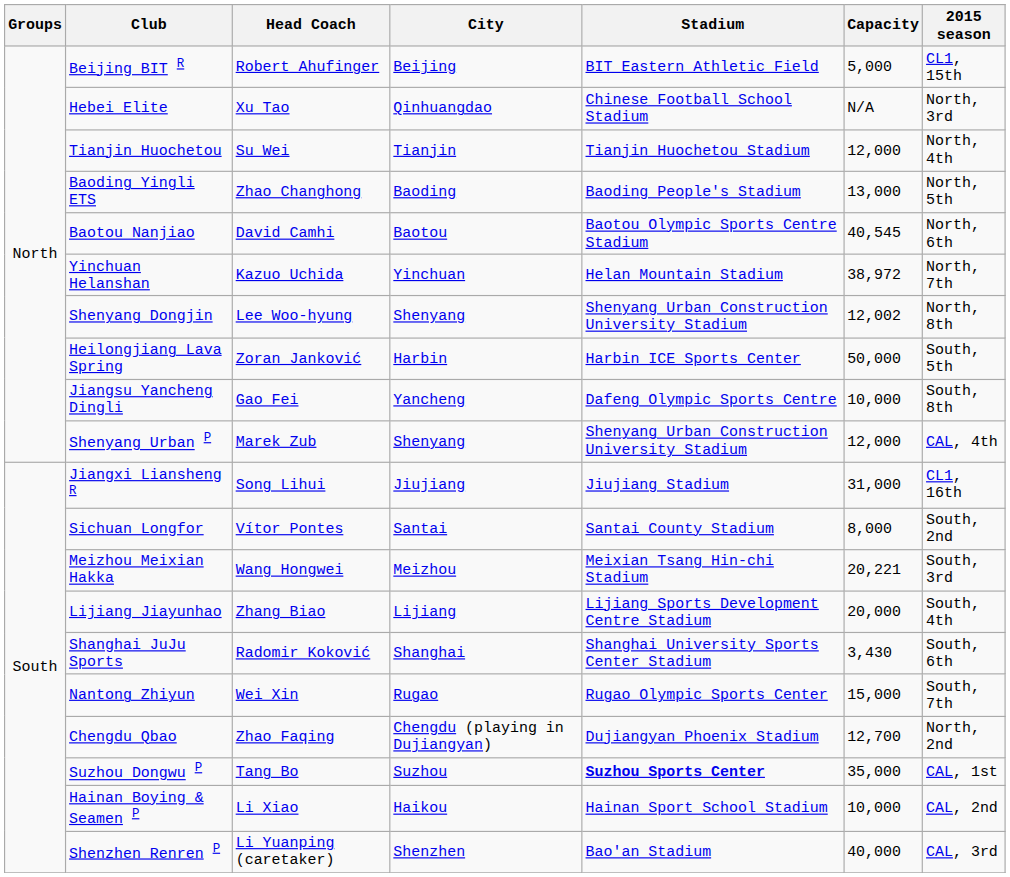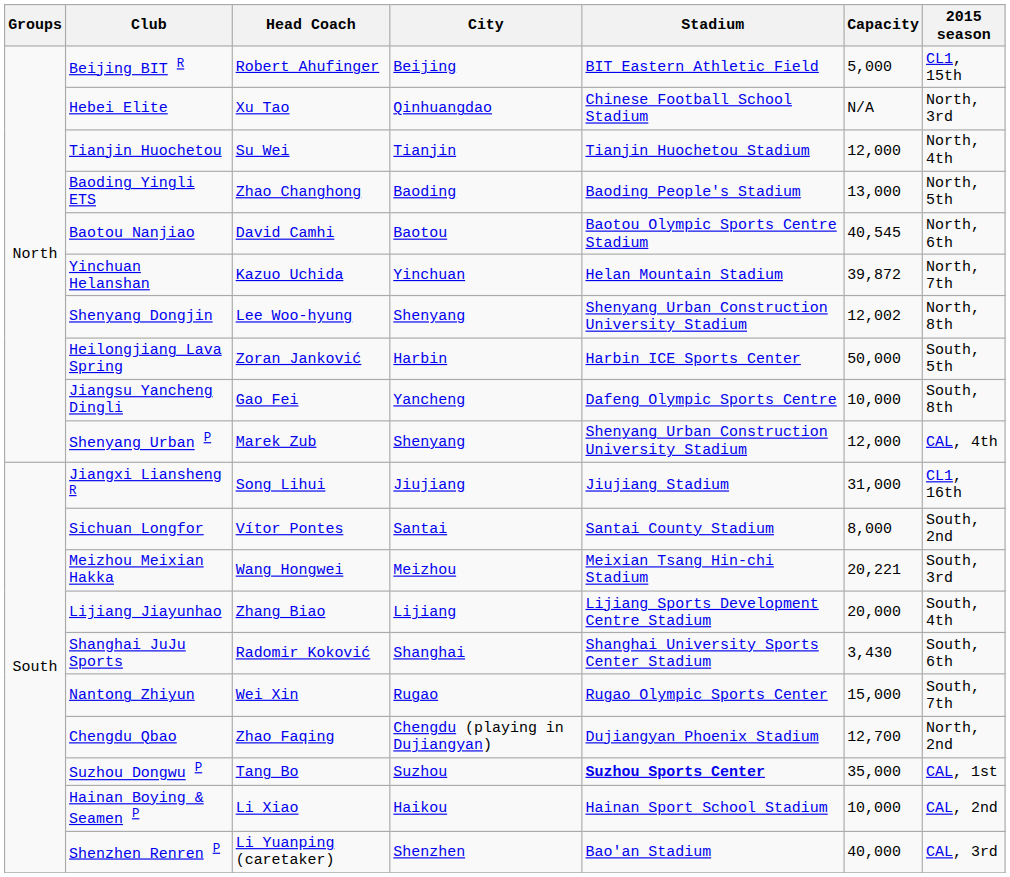(874, 275) 38,972 -> (874, 275) 39,872
